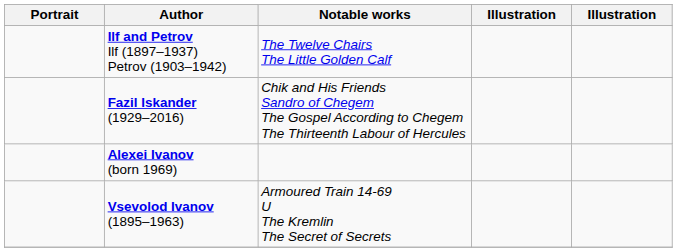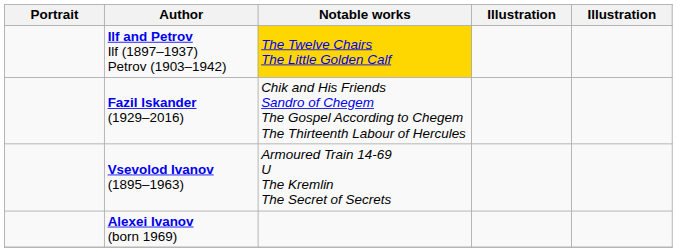(326, 51) no background -> (326, 51) gold background
rows swapped: (151, 162) <-> (161, 213)
